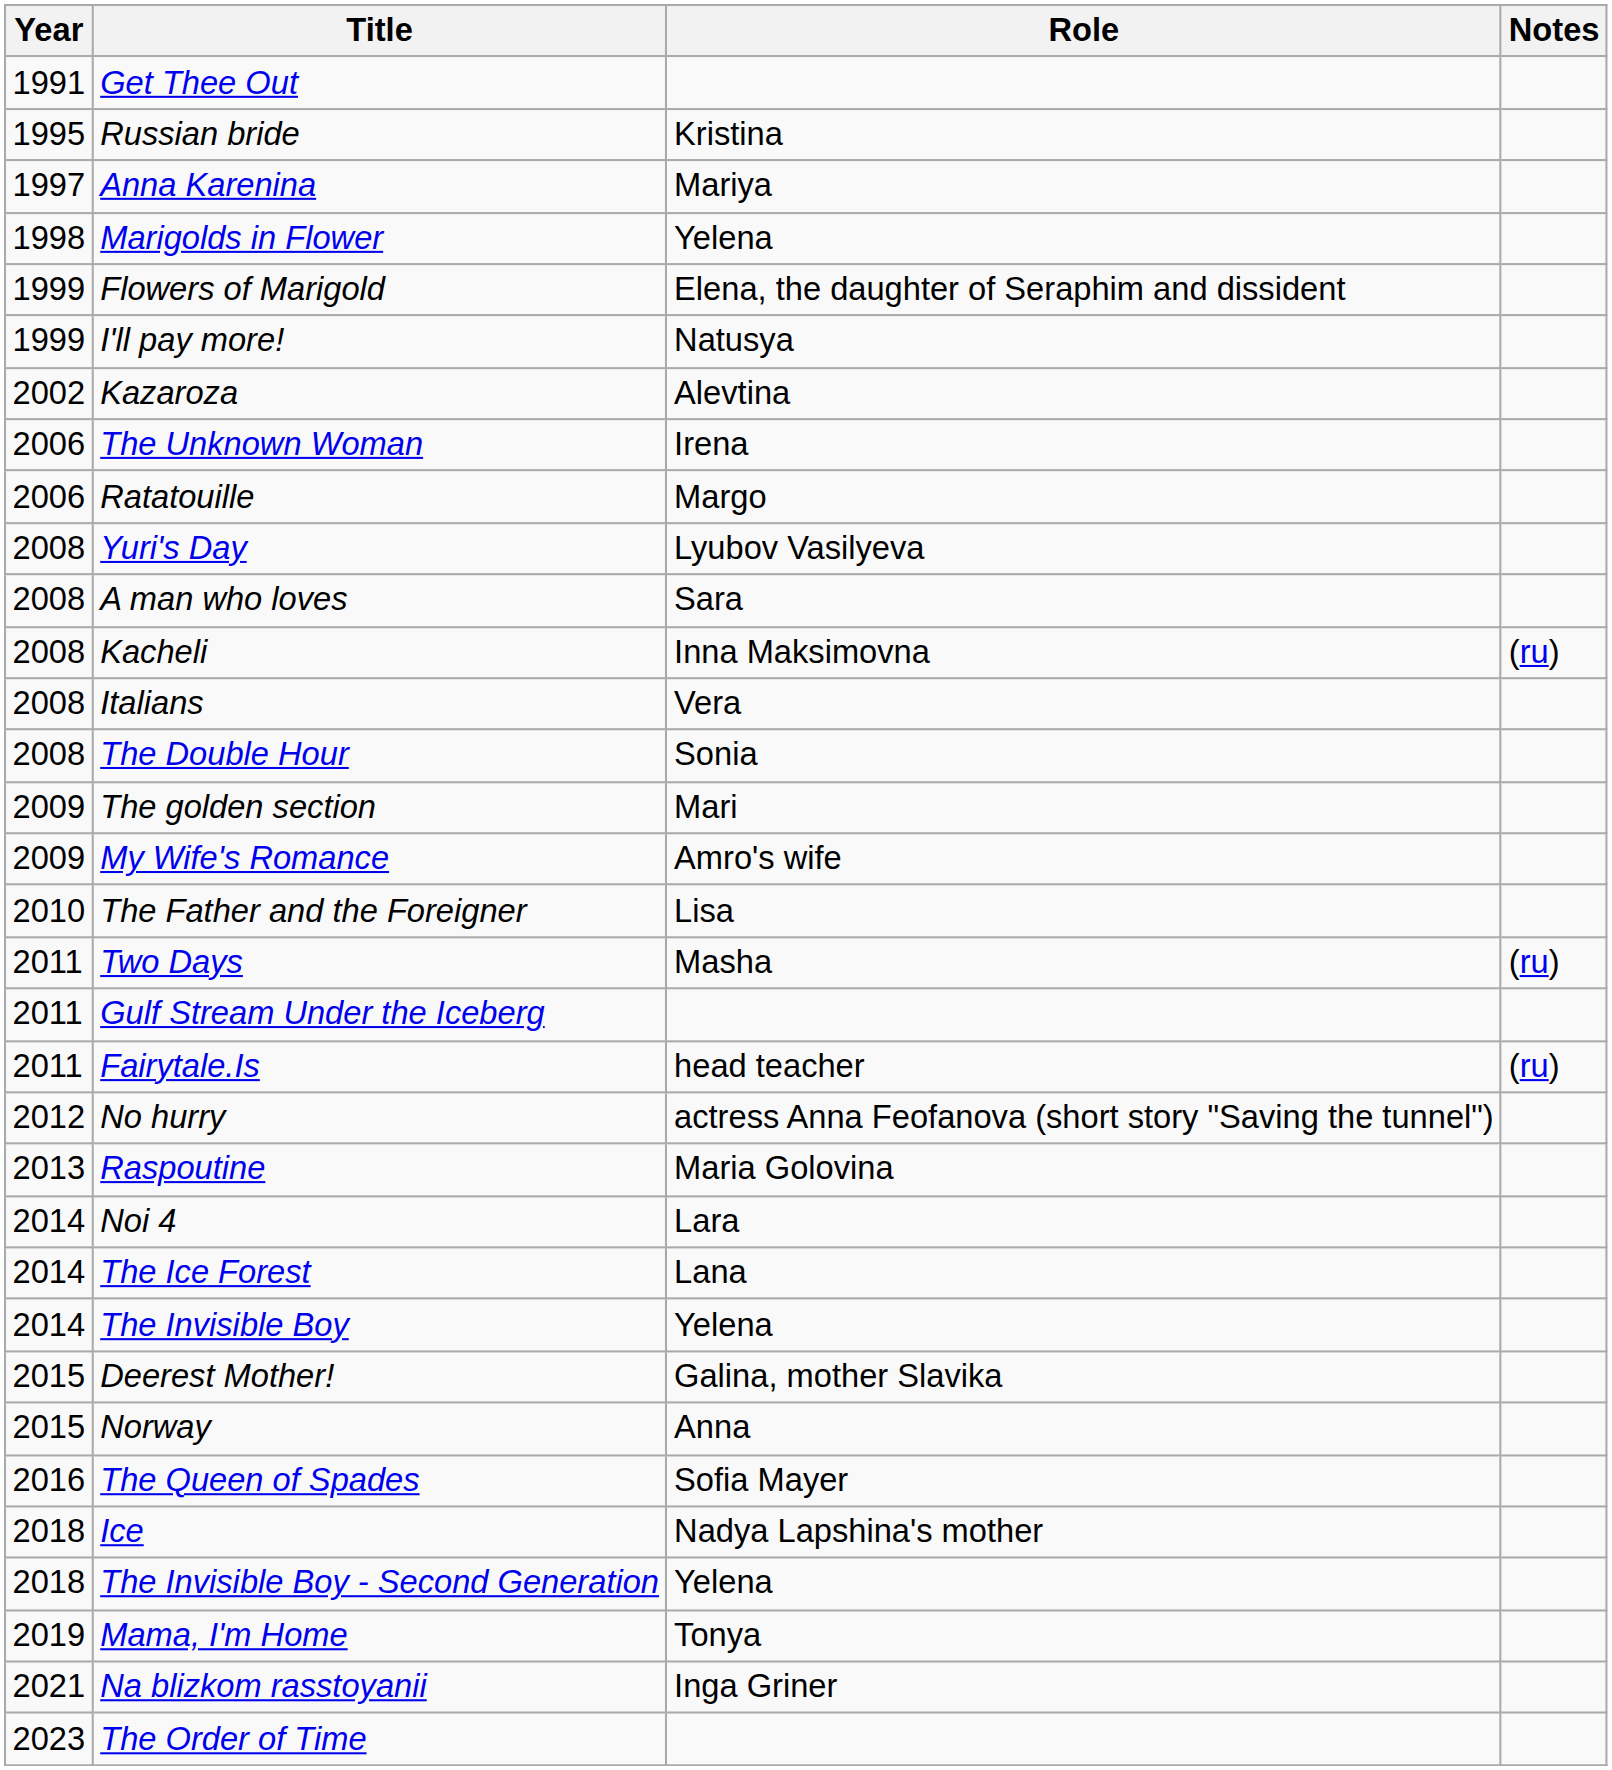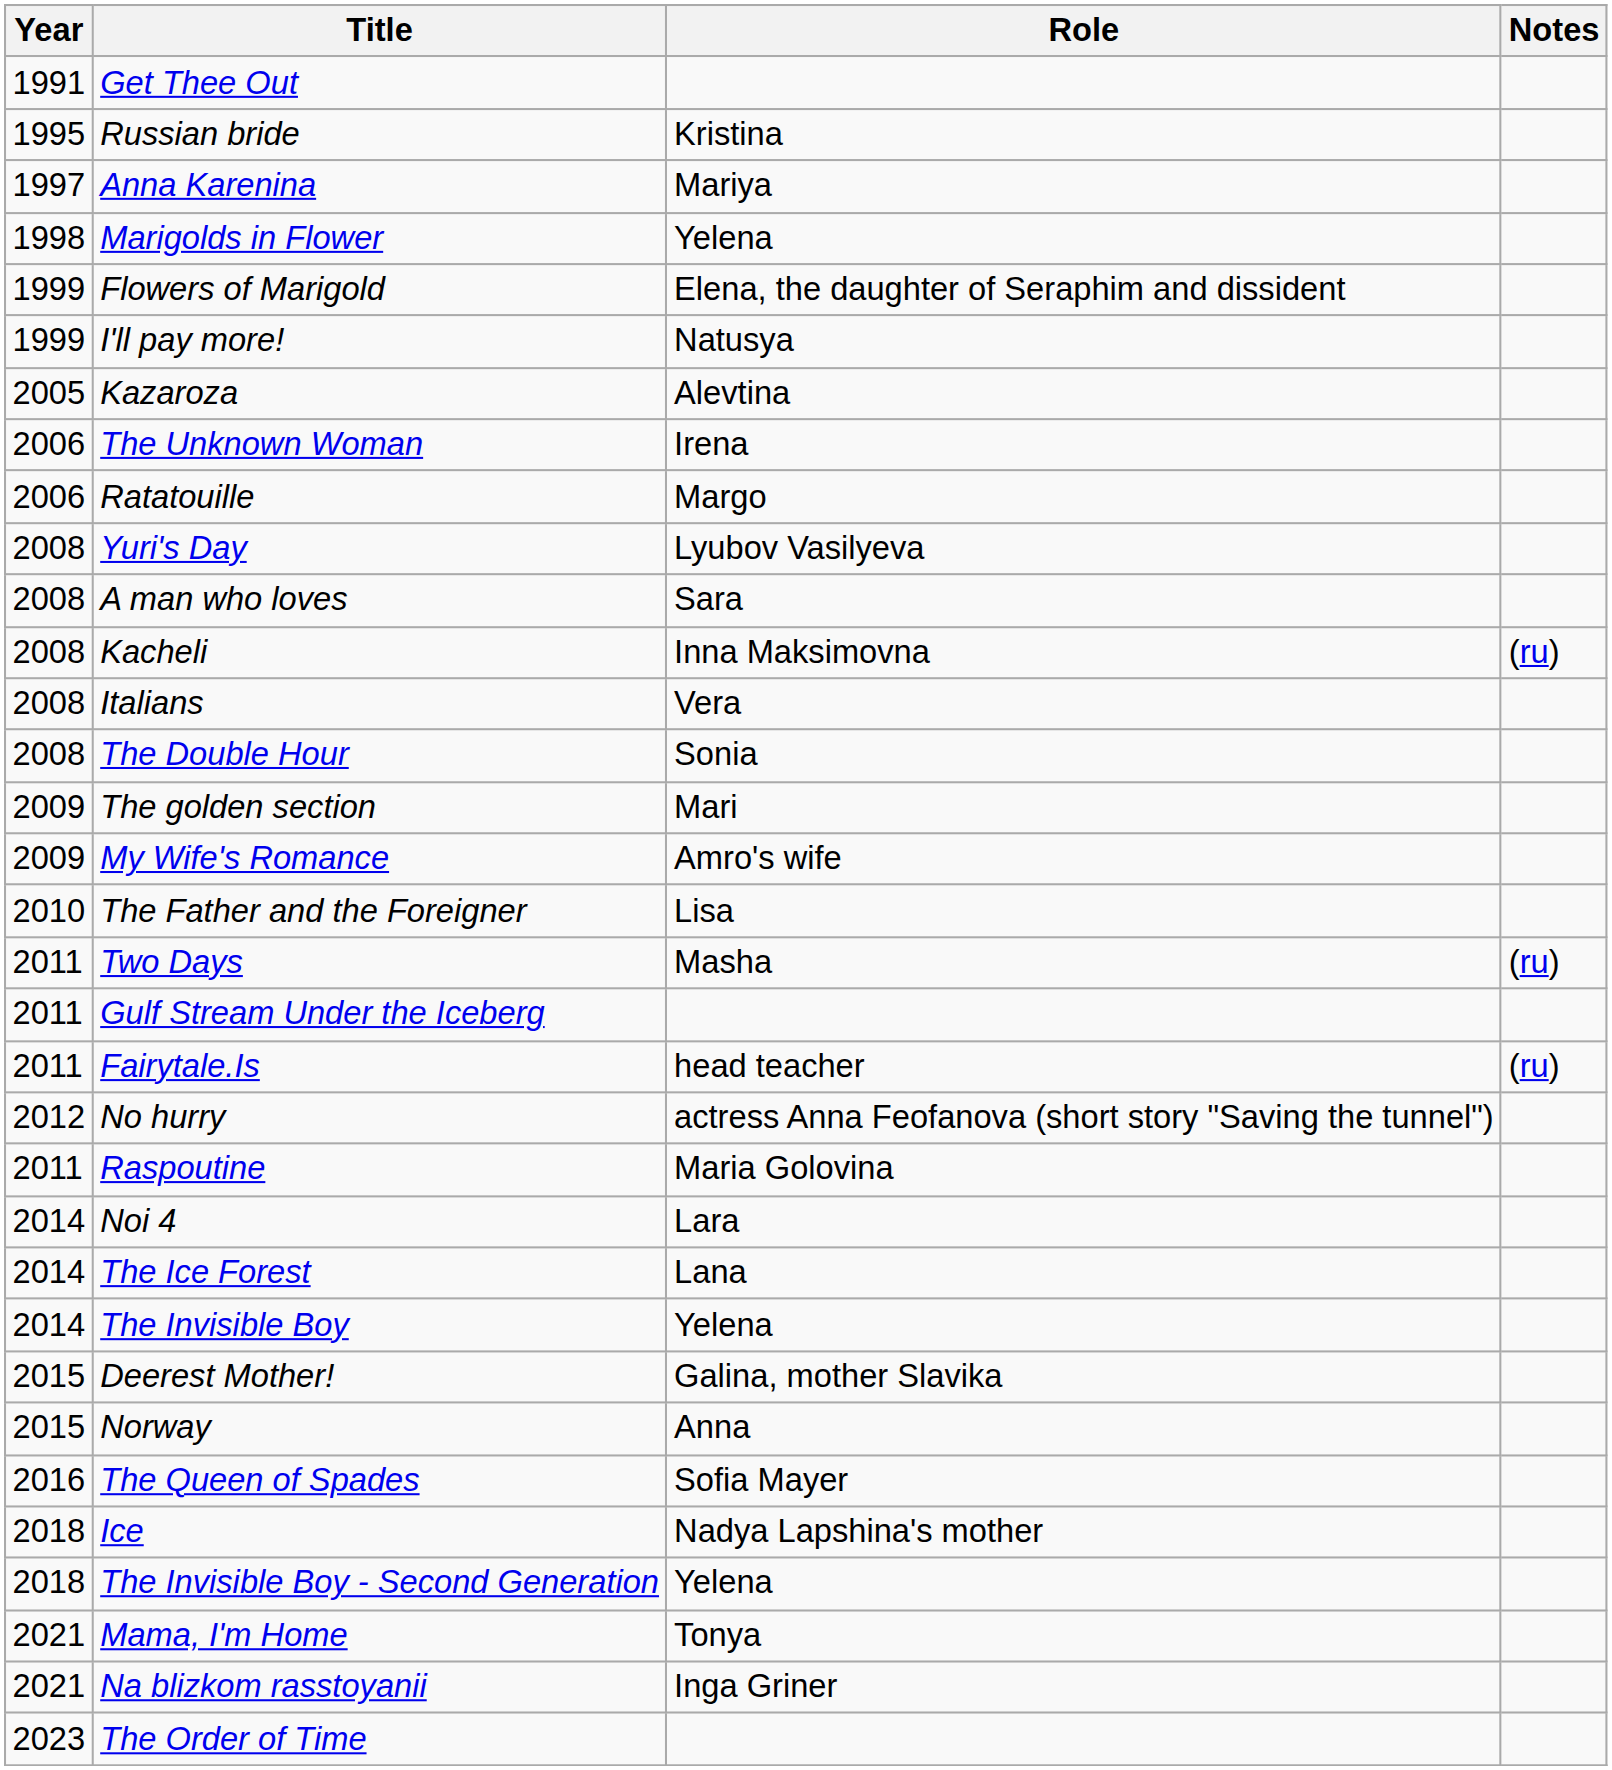(49, 392) 2002 -> (49, 392) 2005
(49, 1169) 2013 -> (48, 1169) 2011
(49, 1635) 2019 -> (49, 1635) 2021
